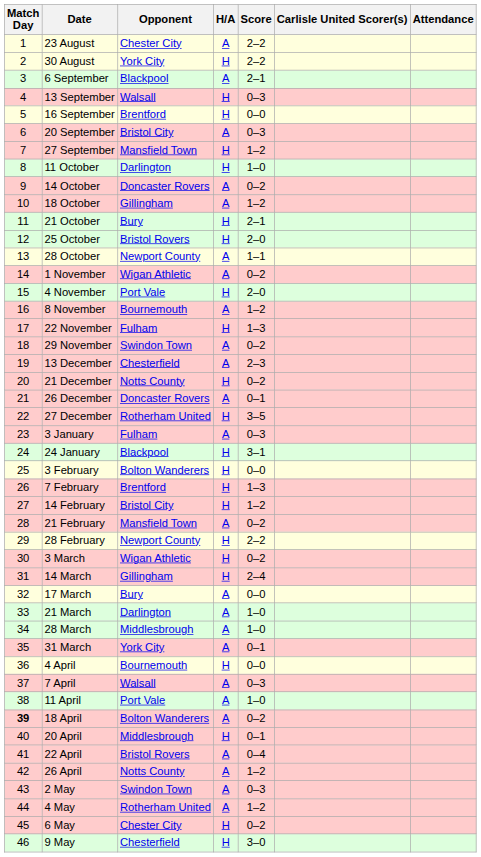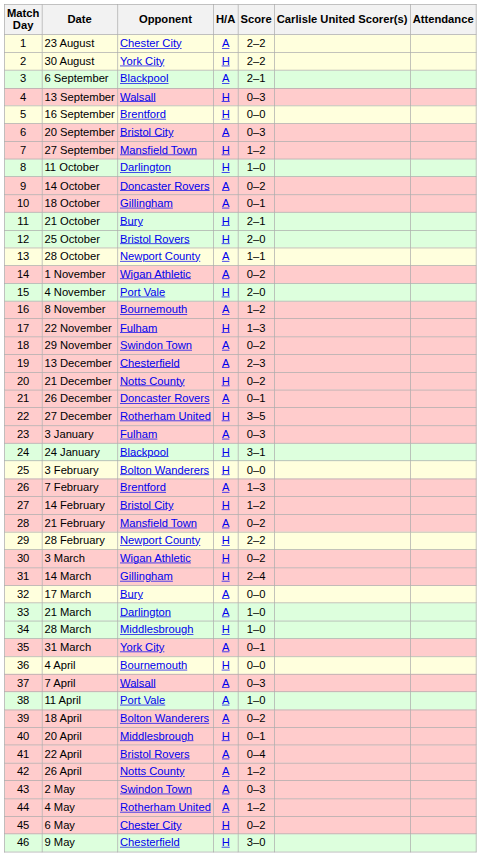(256, 203) 1–2 -> (256, 203) 0–1
(226, 487) H -> (226, 487) A
(226, 629) A -> (226, 629) H
(23, 718) bold -> (23, 718) normal
